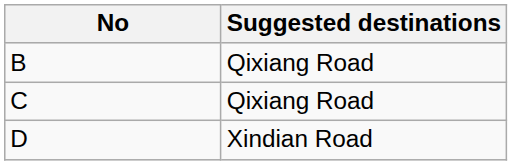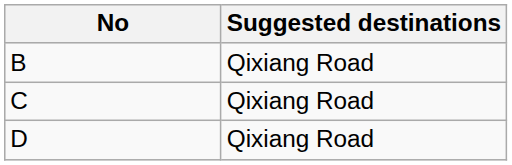(300, 139) Xindian Road -> (300, 139) Qixiang Road
